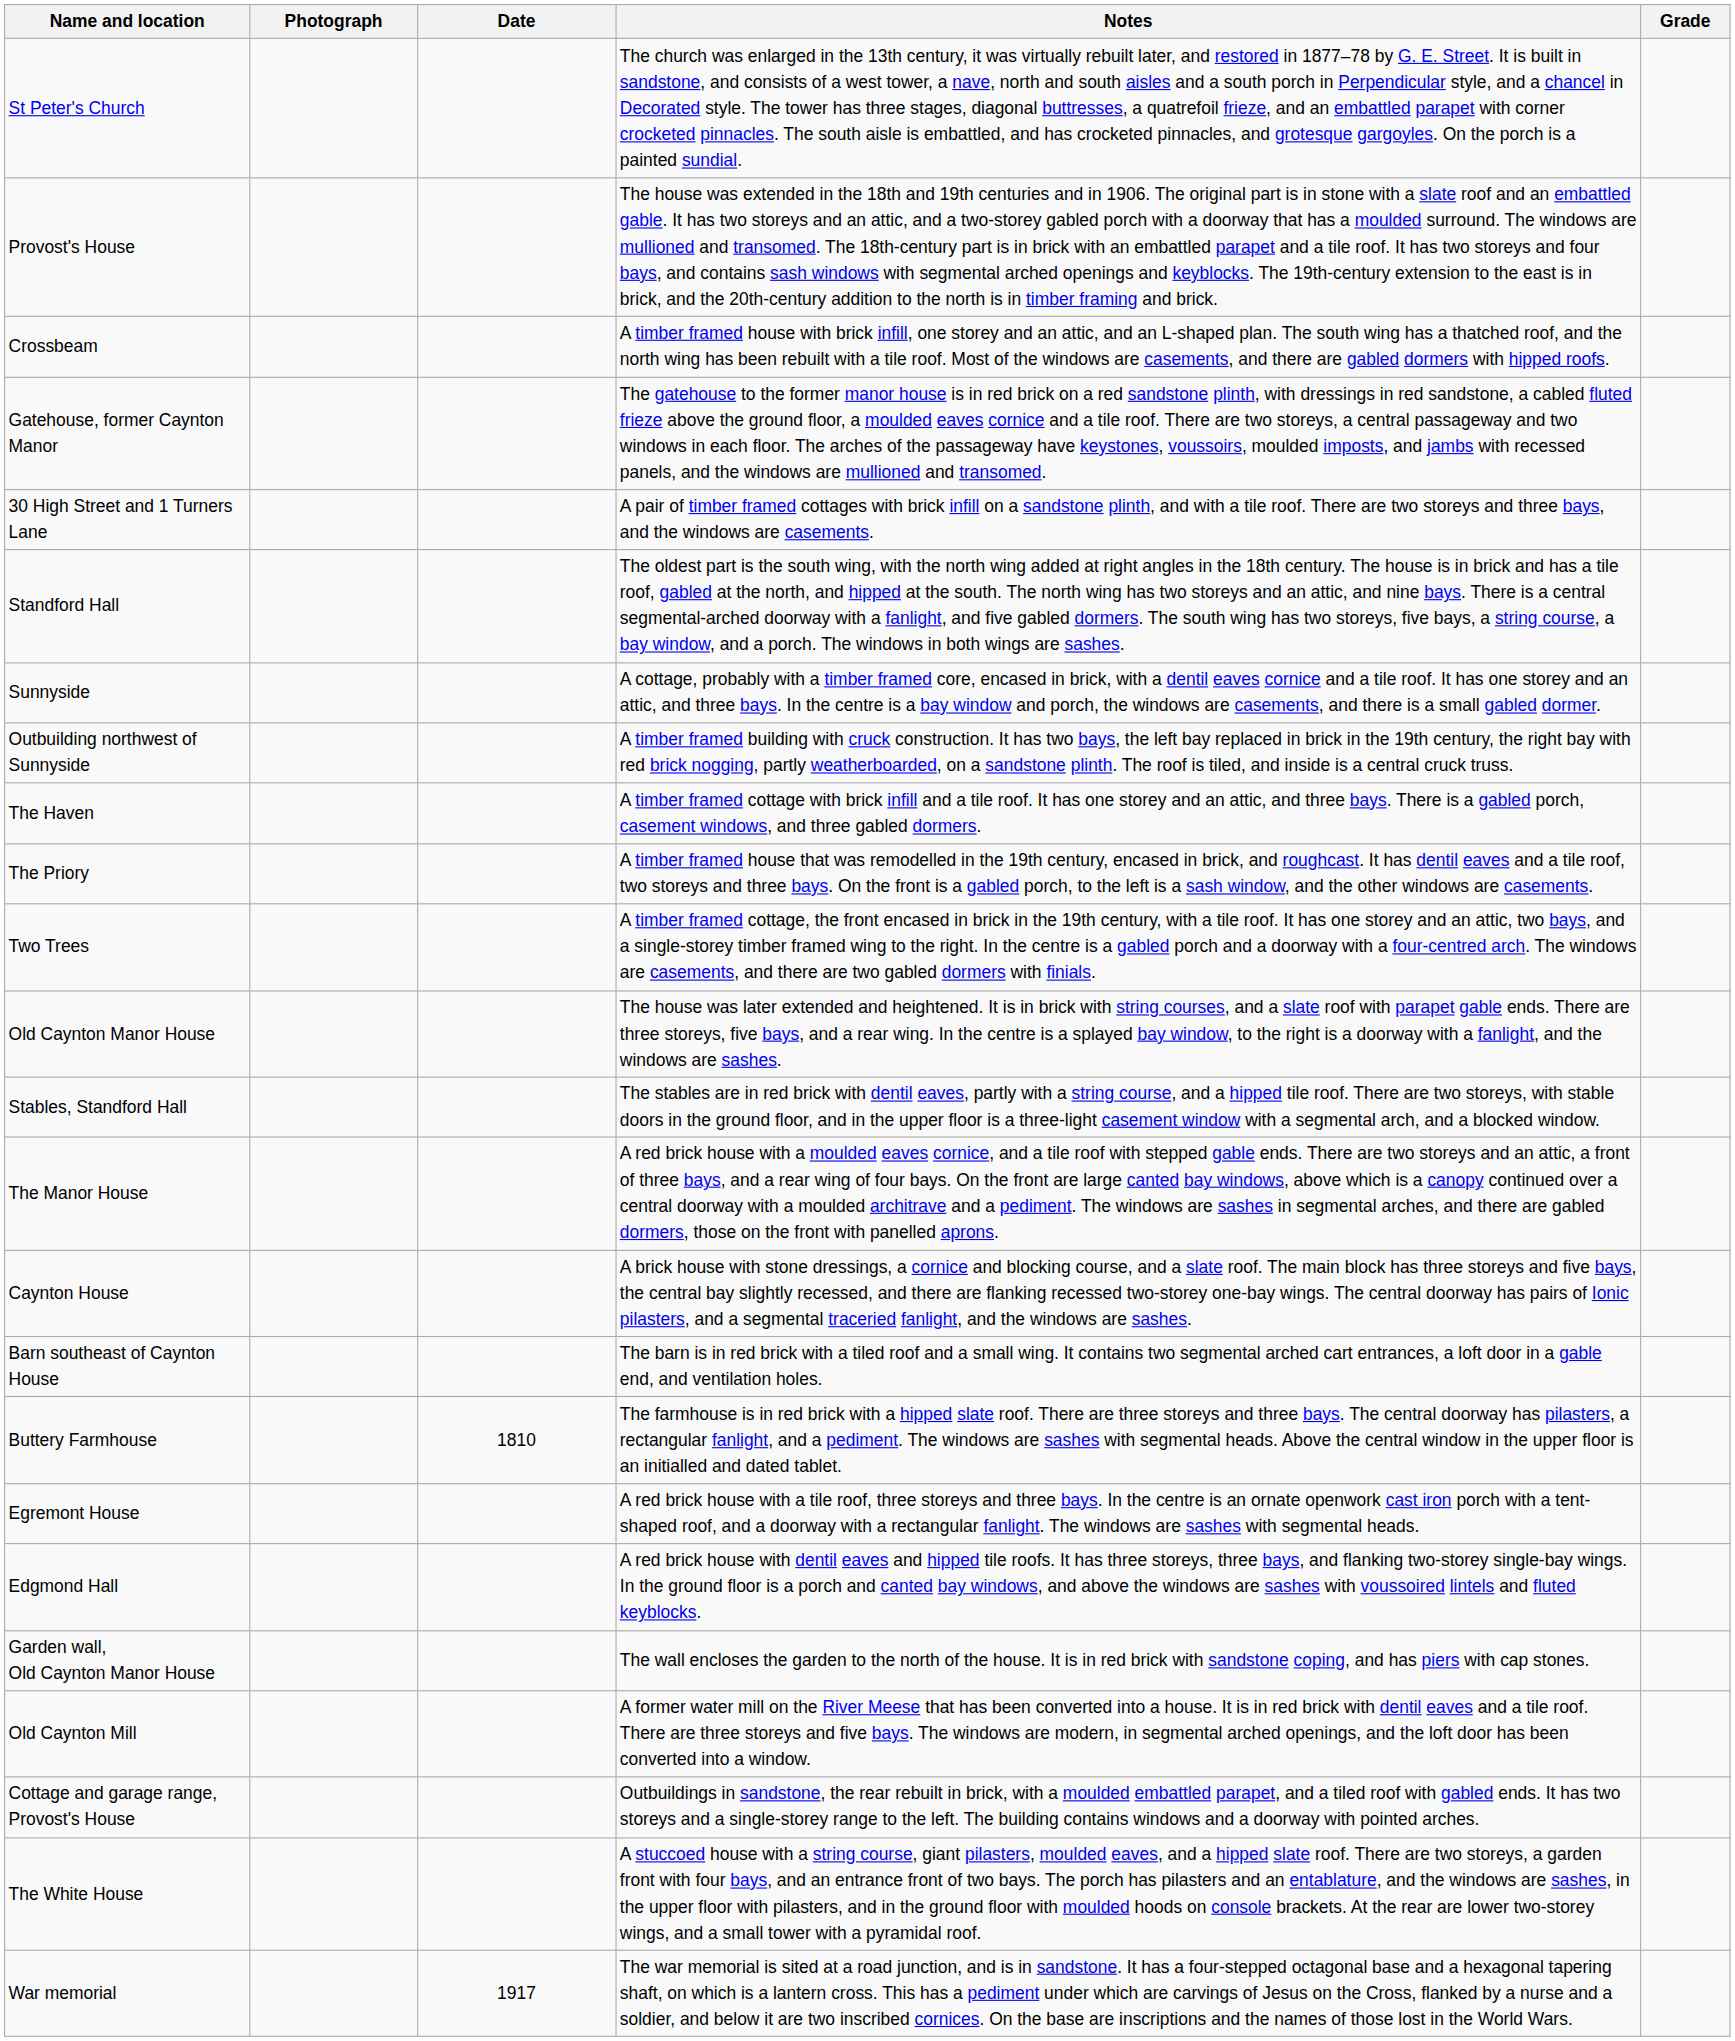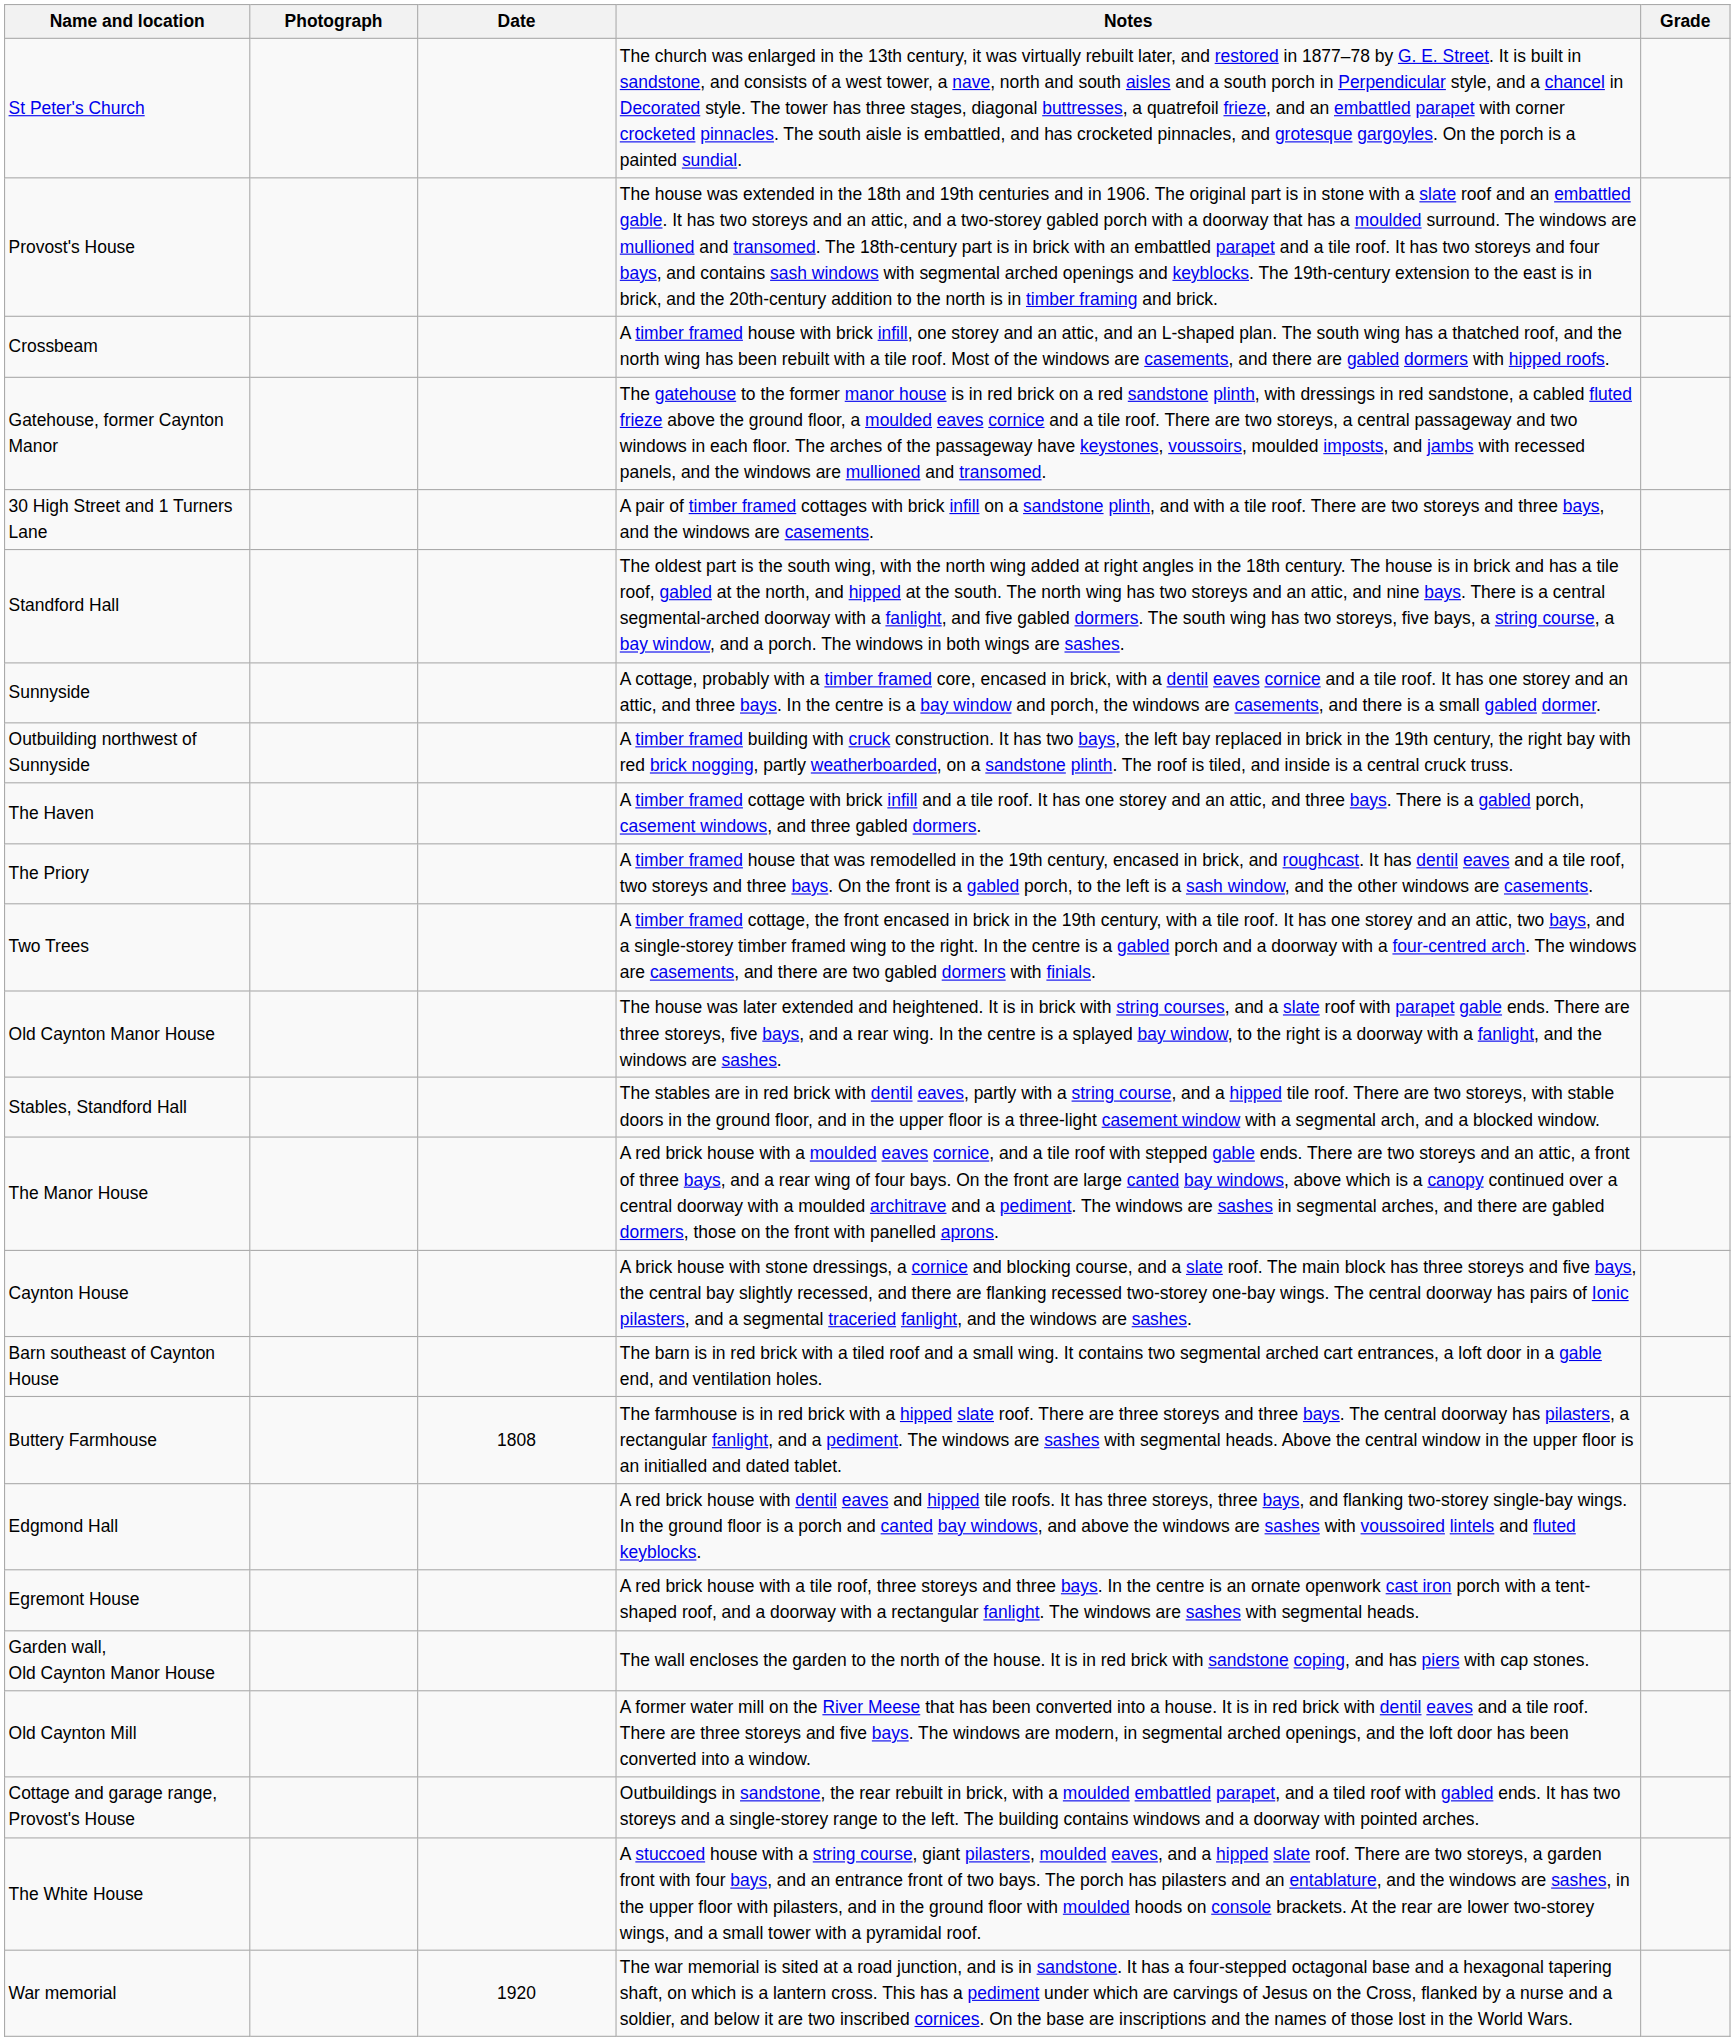(517, 1440) 1810 -> (517, 1440) 1808
rows swapped: (63, 1586) <-> (74, 1513)
(517, 1993) 1917 -> (517, 1993) 1920
